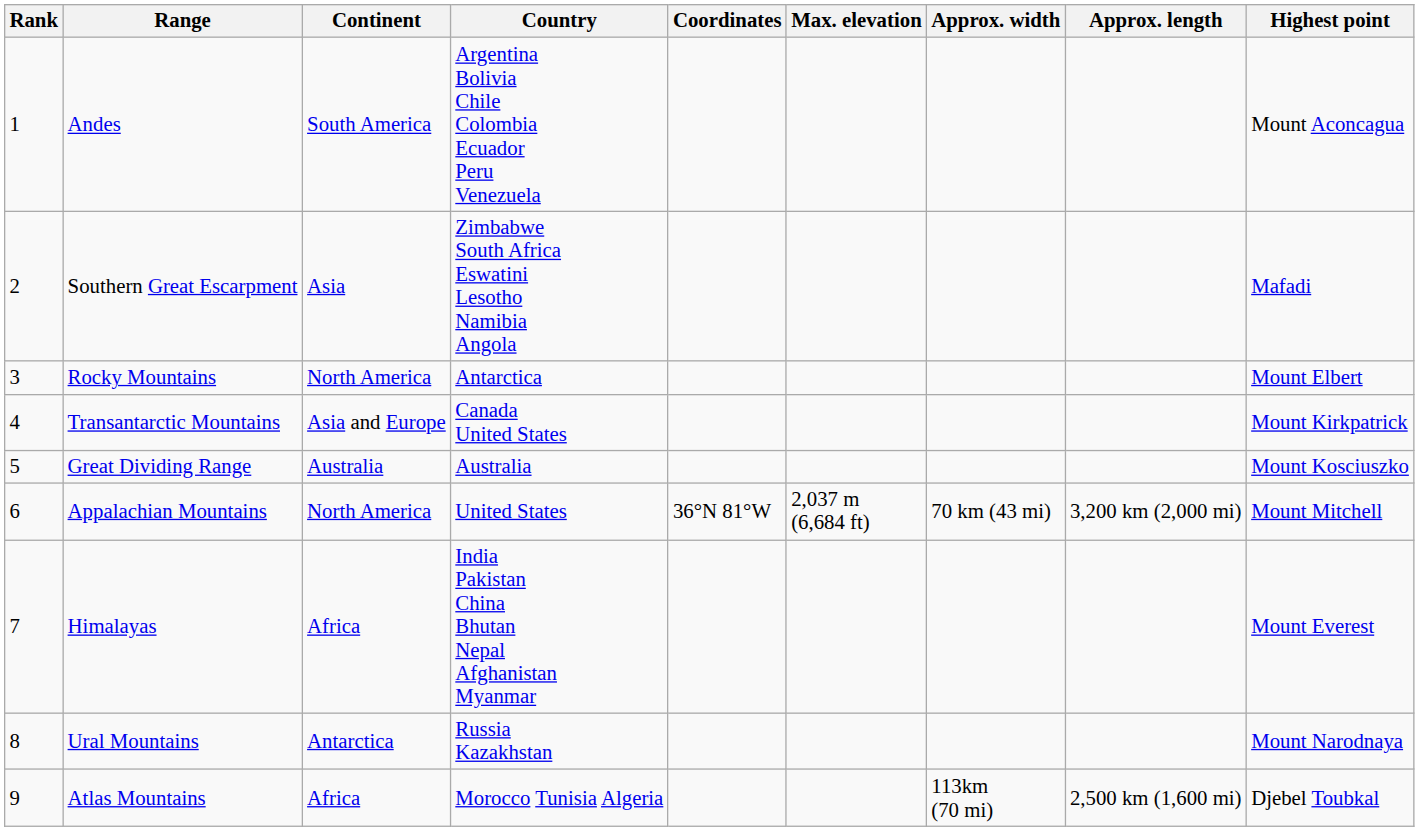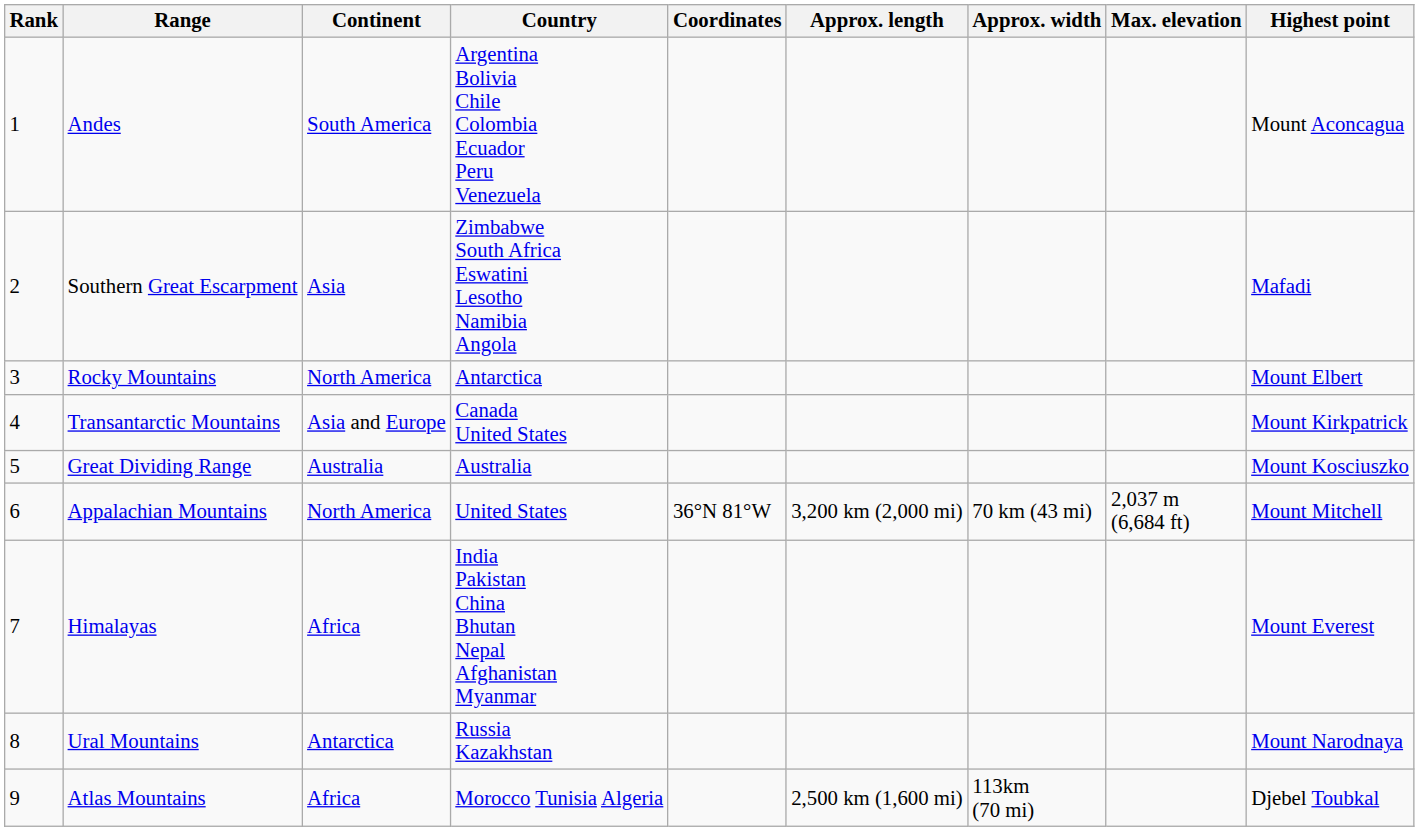columns swapped: (1156, 20) <-> (856, 20)
